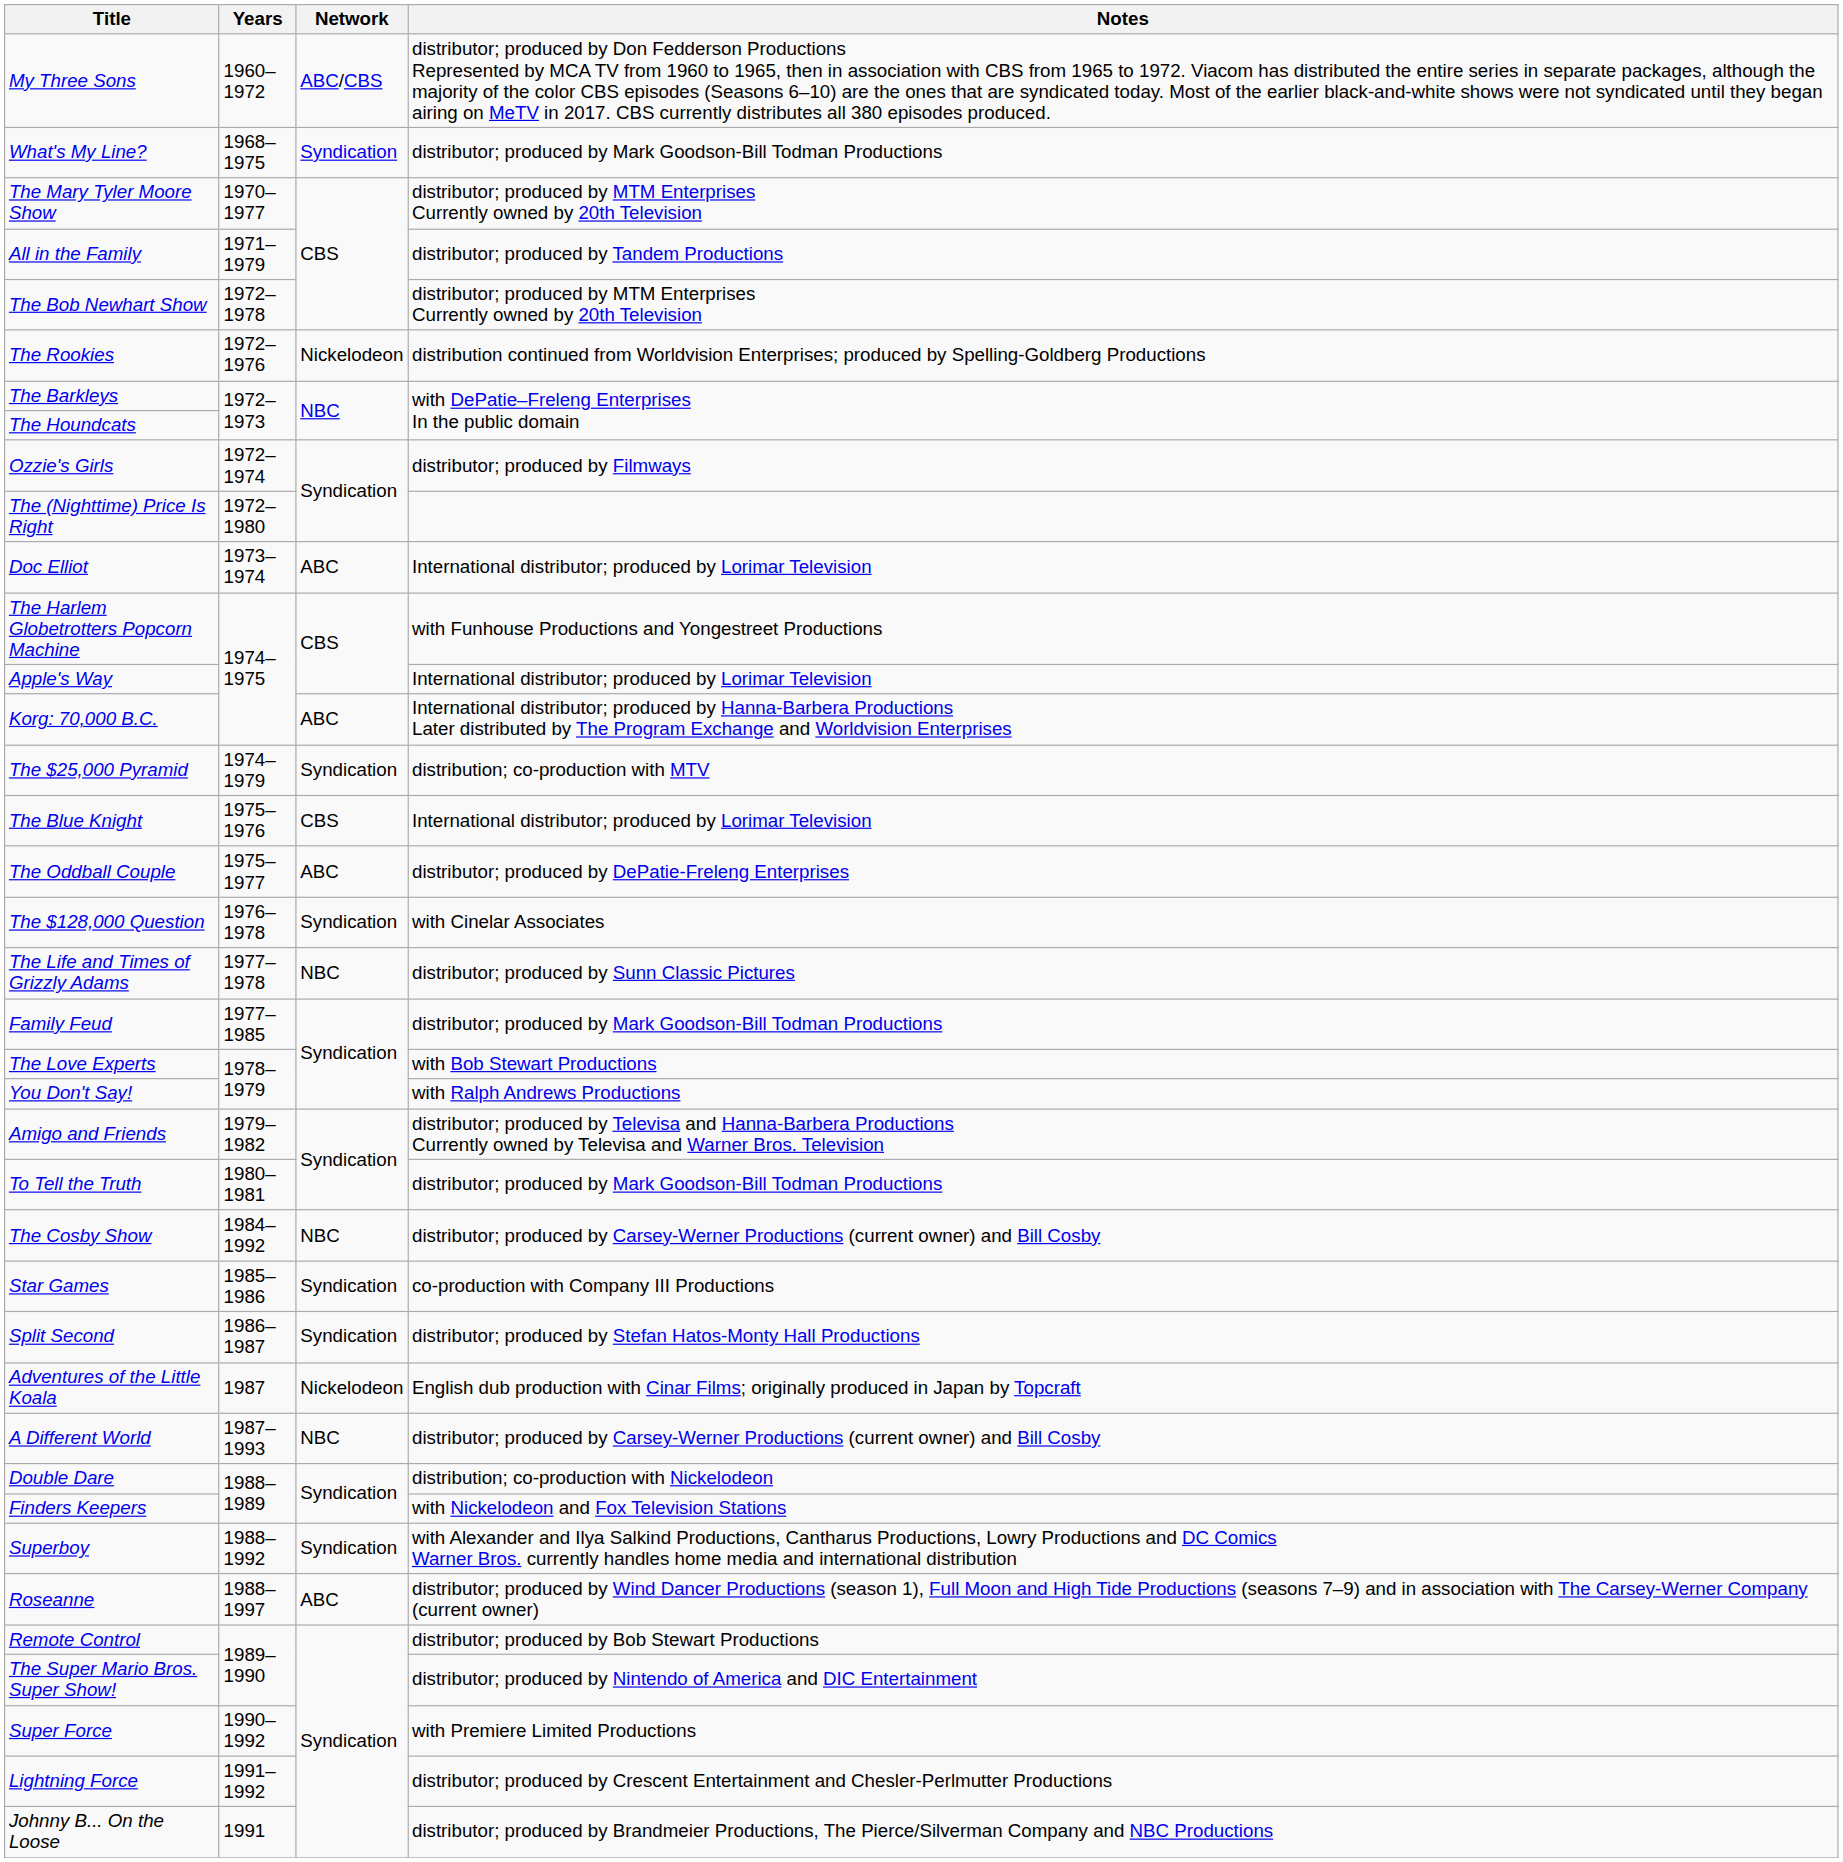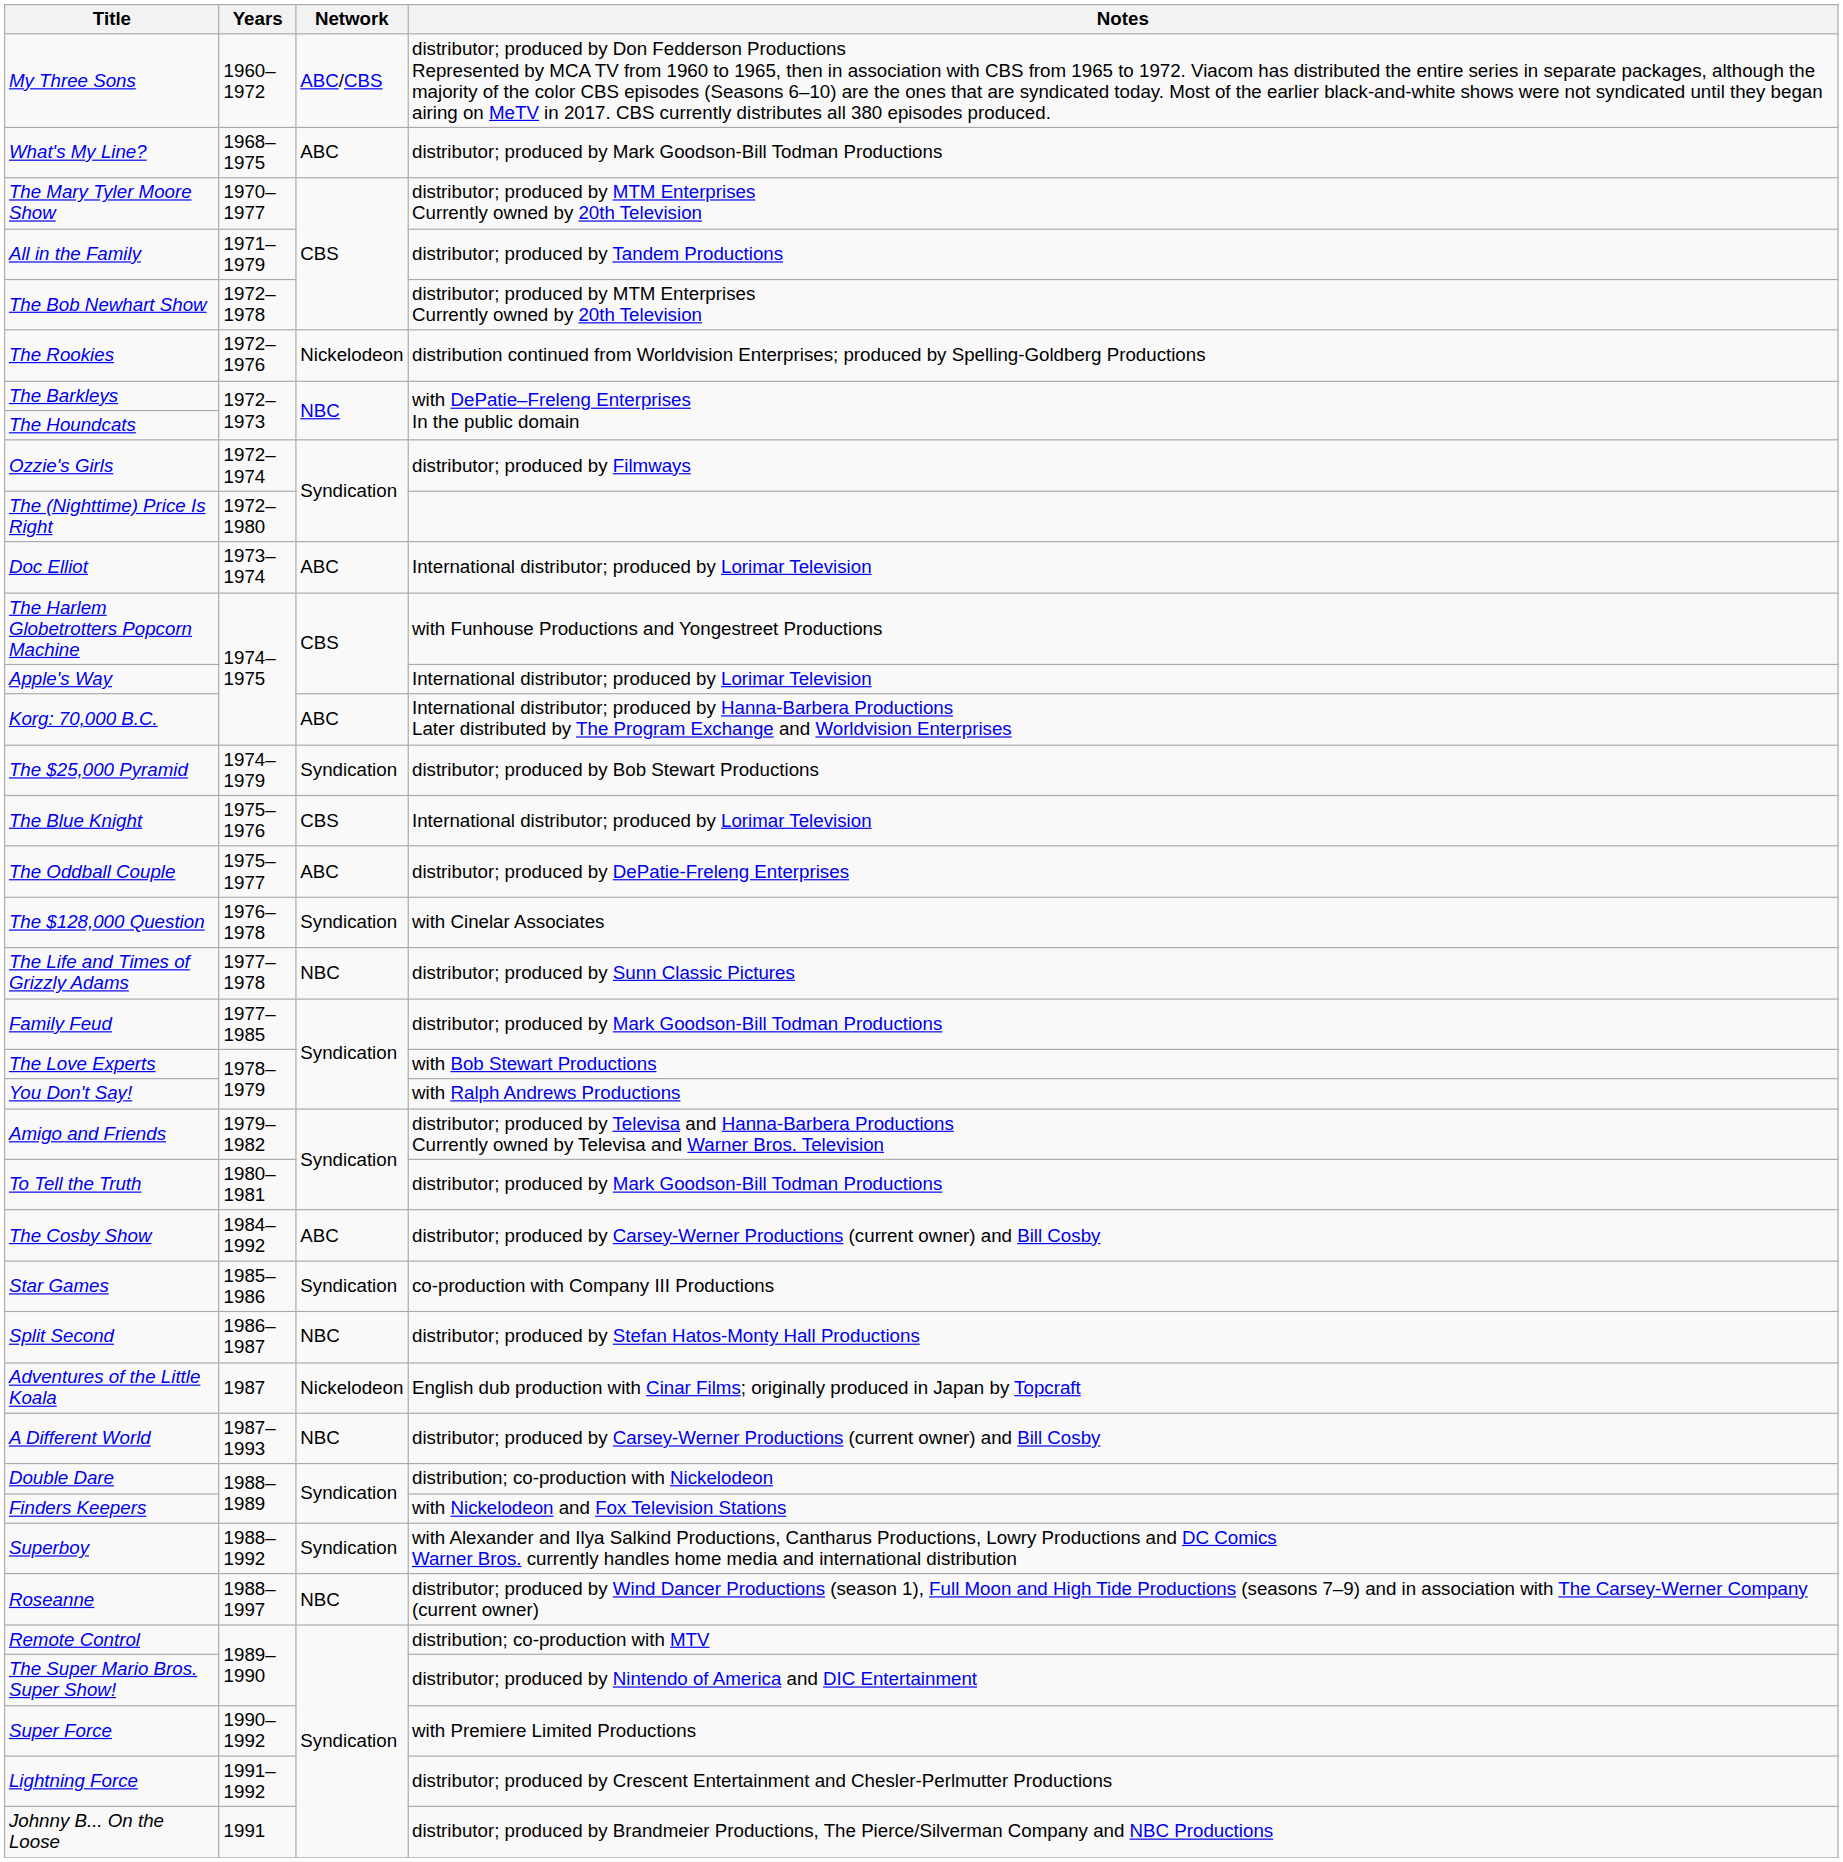(349, 152) Syndication -> (320, 152) ABC
(561, 770) distribution; co-production with MTV -> (615, 770) distributor; produced by Bob Stewart Productions
(320, 1235) NBC -> (320, 1235) ABC
(349, 1336) Syndication -> (320, 1336) NBC
(320, 1599) ABC -> (320, 1599) NBC
(615, 1639) distributor; produced by Bob Stewart Productions -> (561, 1639) distribution; co-production with MTV
